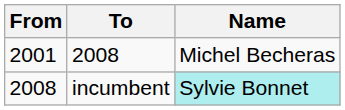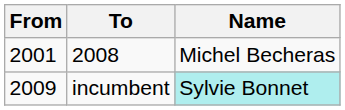(33, 88) 2008 -> (33, 88) 2009
